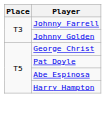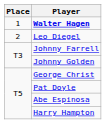+ row: (62, 23)
+ row: (57, 36)
